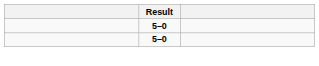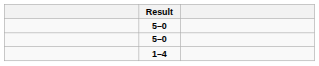+ row: (72, 54)
